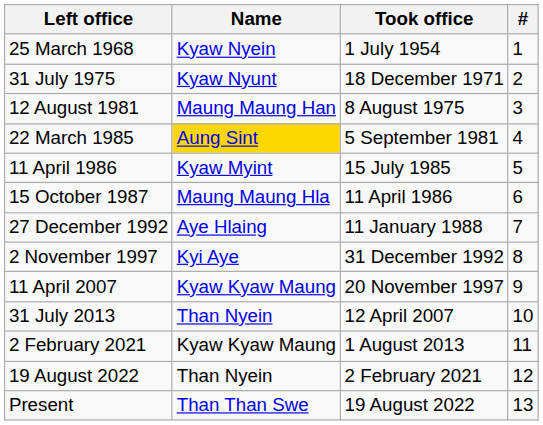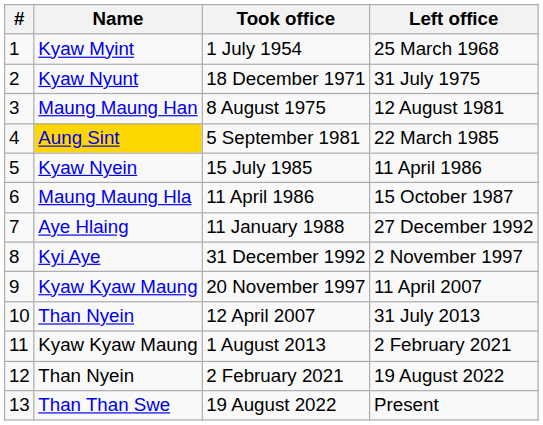columns swapped: (523, 19) <-> (89, 19)
(226, 49) Kyaw Nyein -> (86, 49) Kyaw Myint
(225, 167) Kyaw Myint -> (88, 167) Kyaw Nyein
